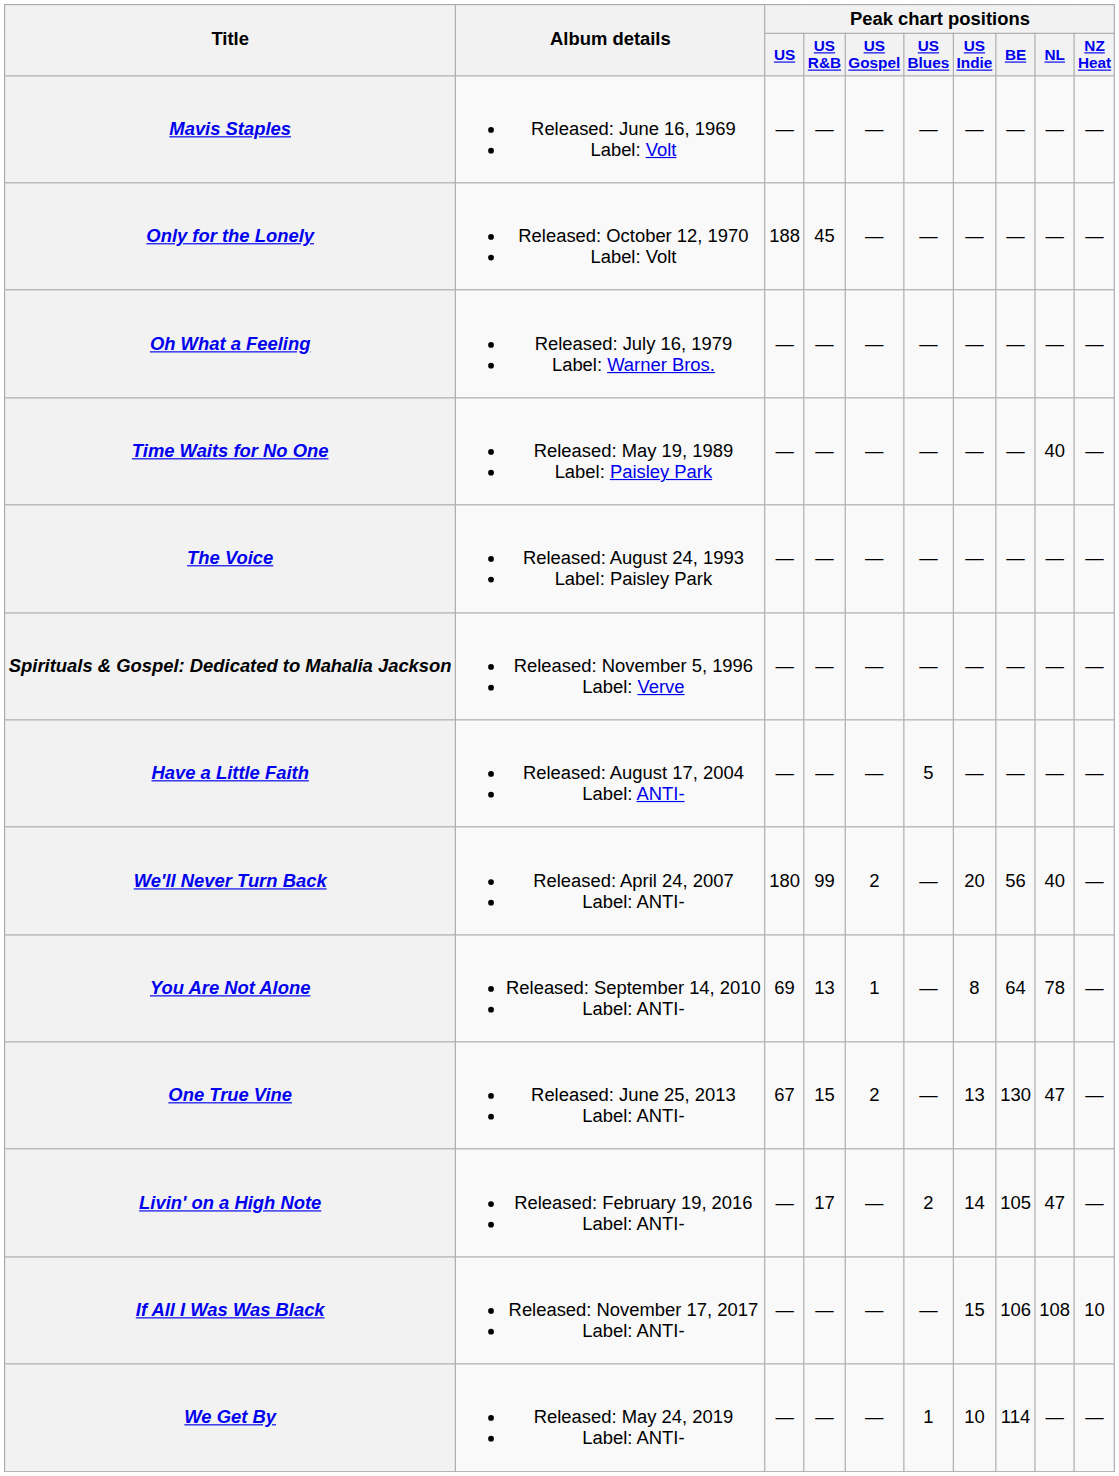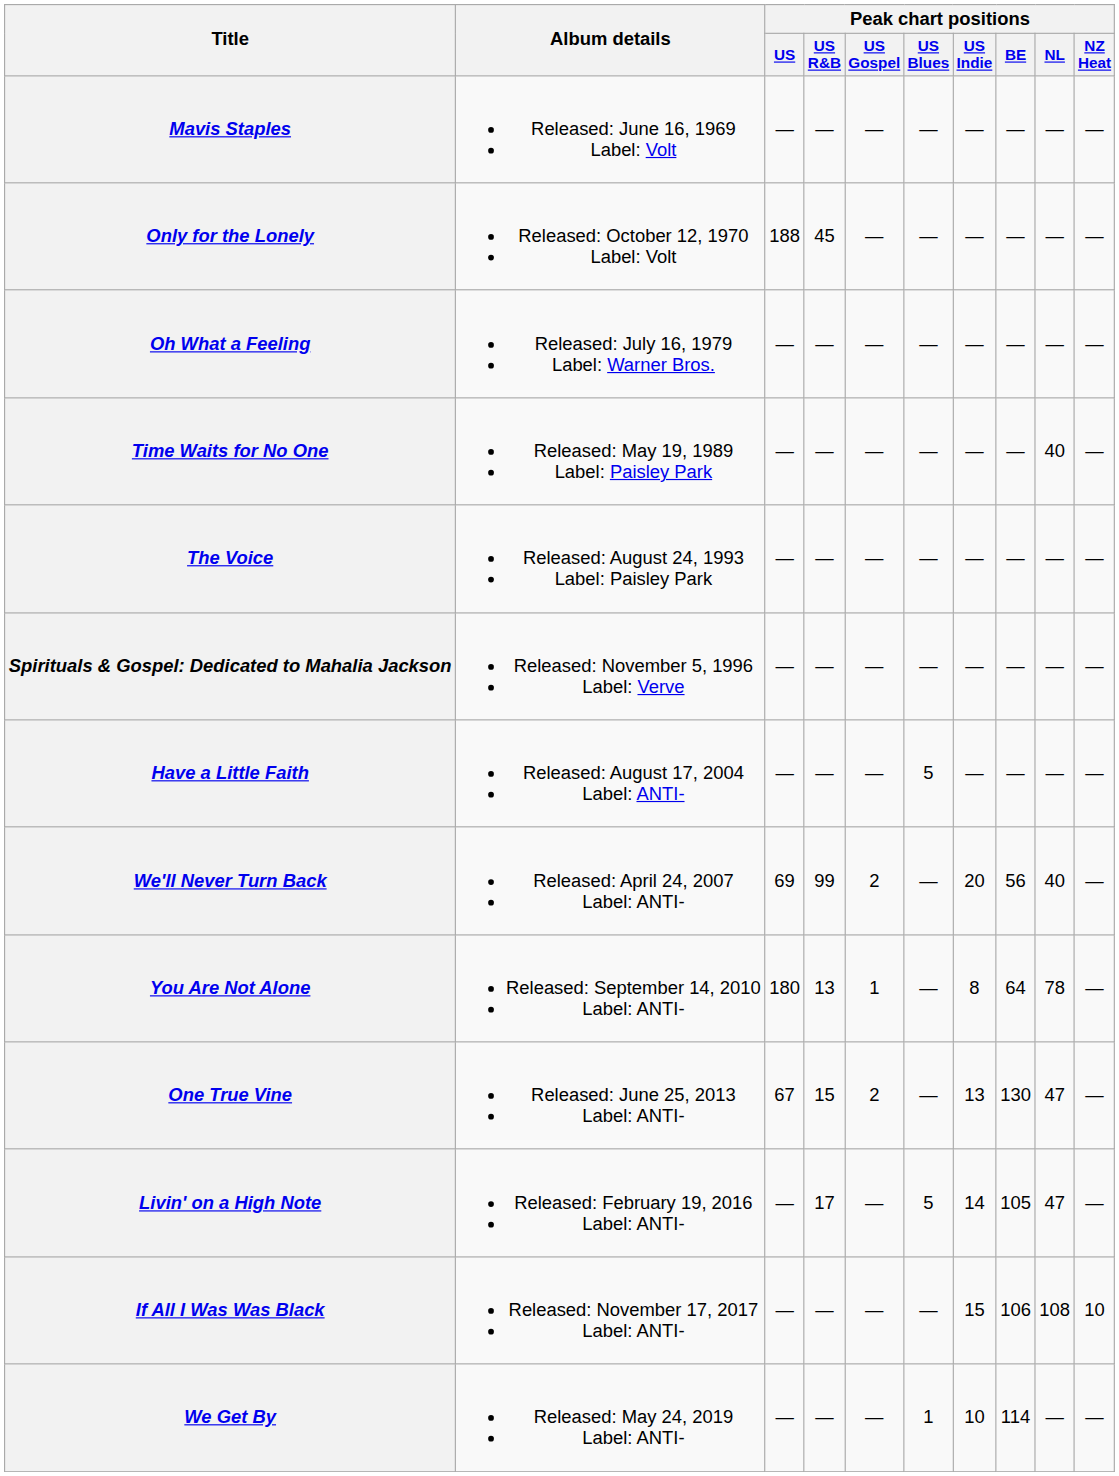(785, 880) 180 -> (785, 880) 69
(785, 988) 69 -> (785, 988) 180
(928, 1202) 2 -> (928, 1202) 5
